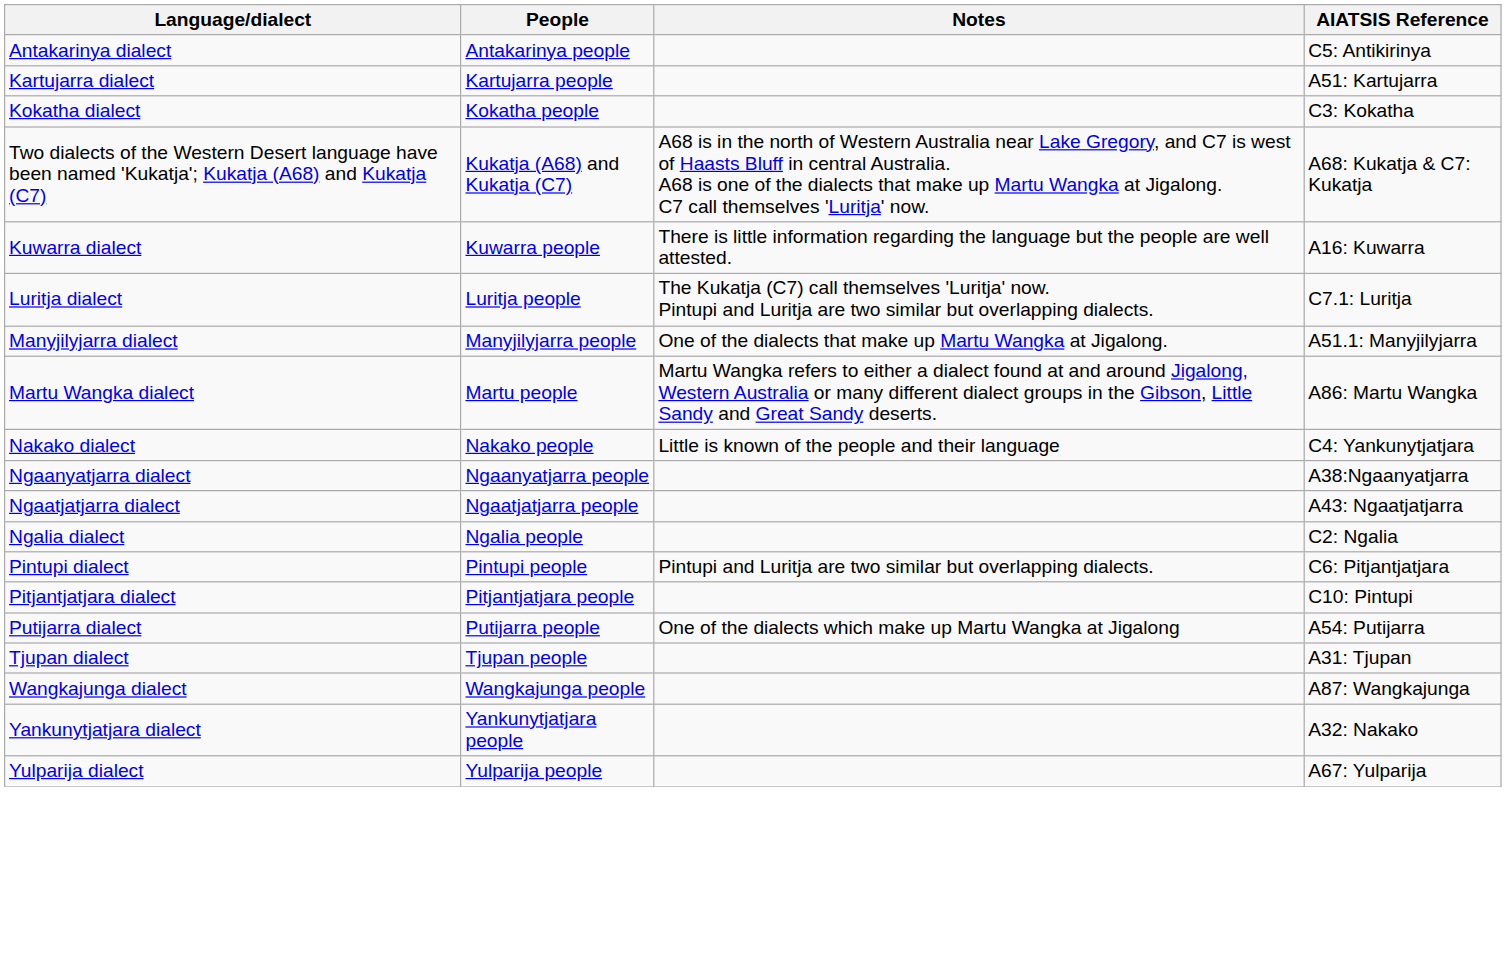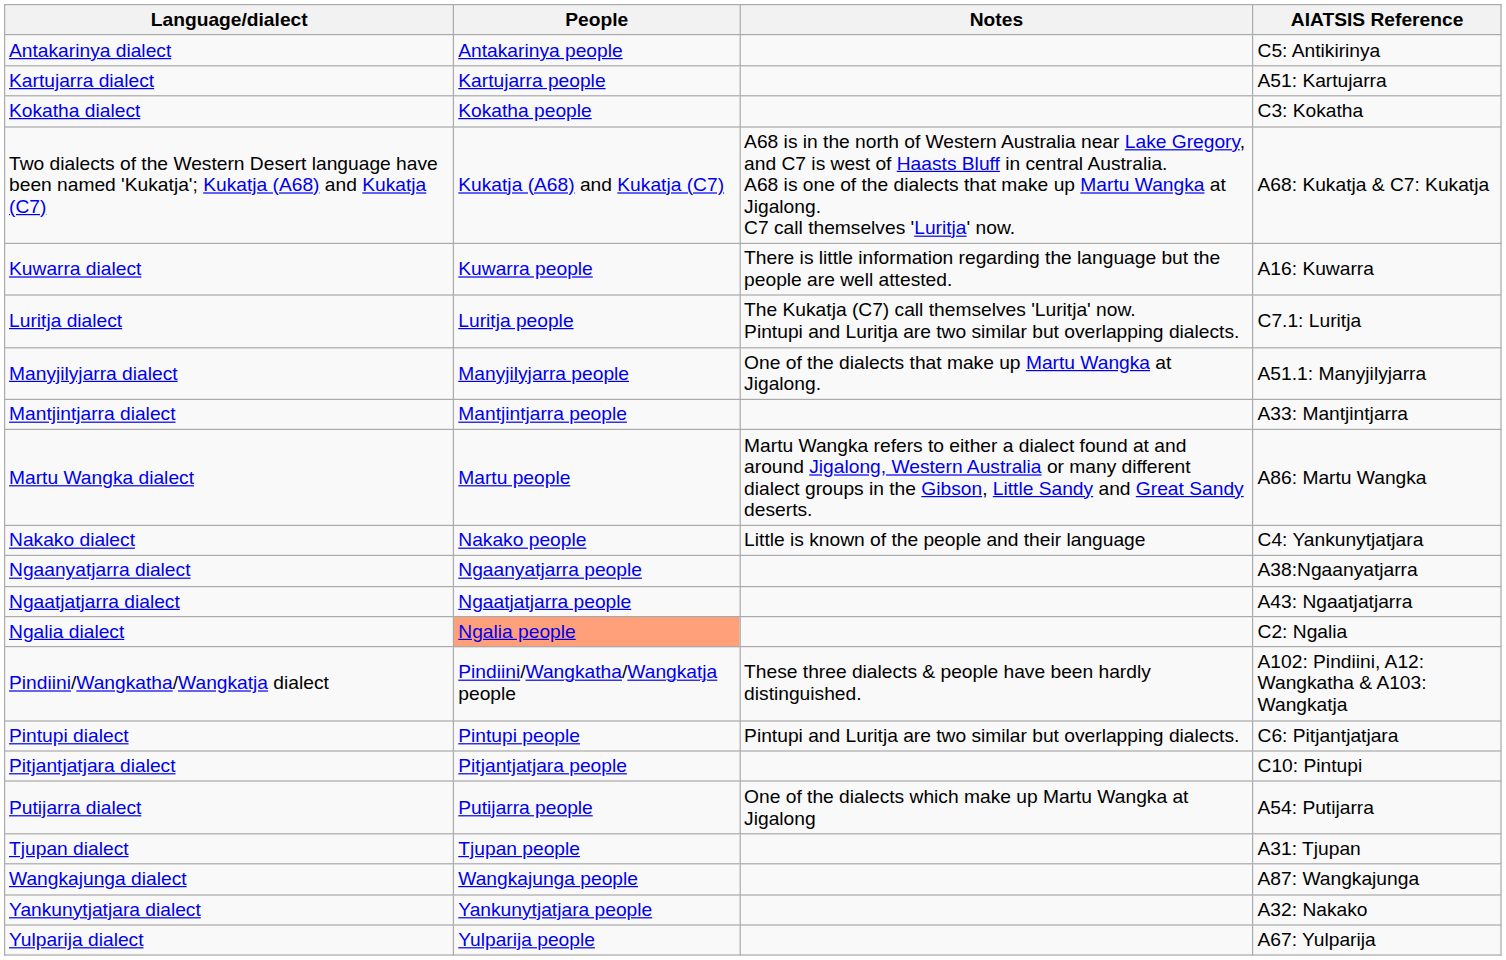+ row: (92, 414)
(524, 536) no background -> (517, 631) lightsalmon background
+ row: (169, 683)
